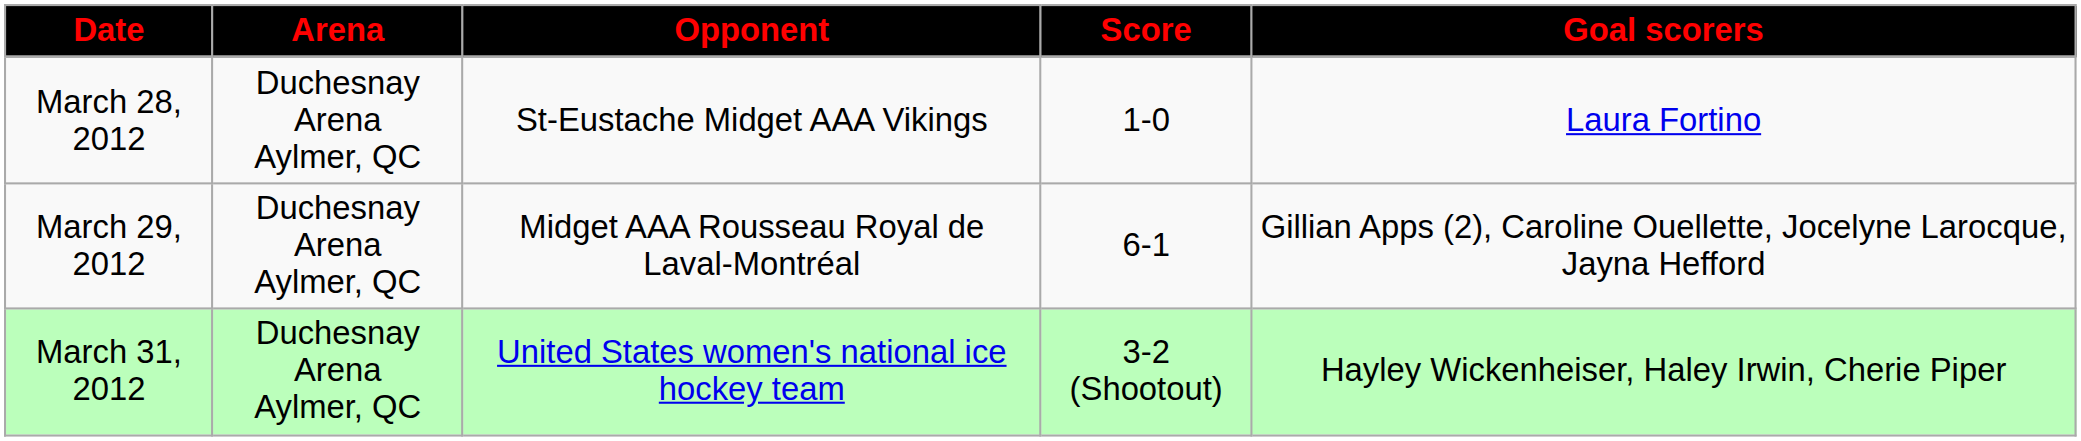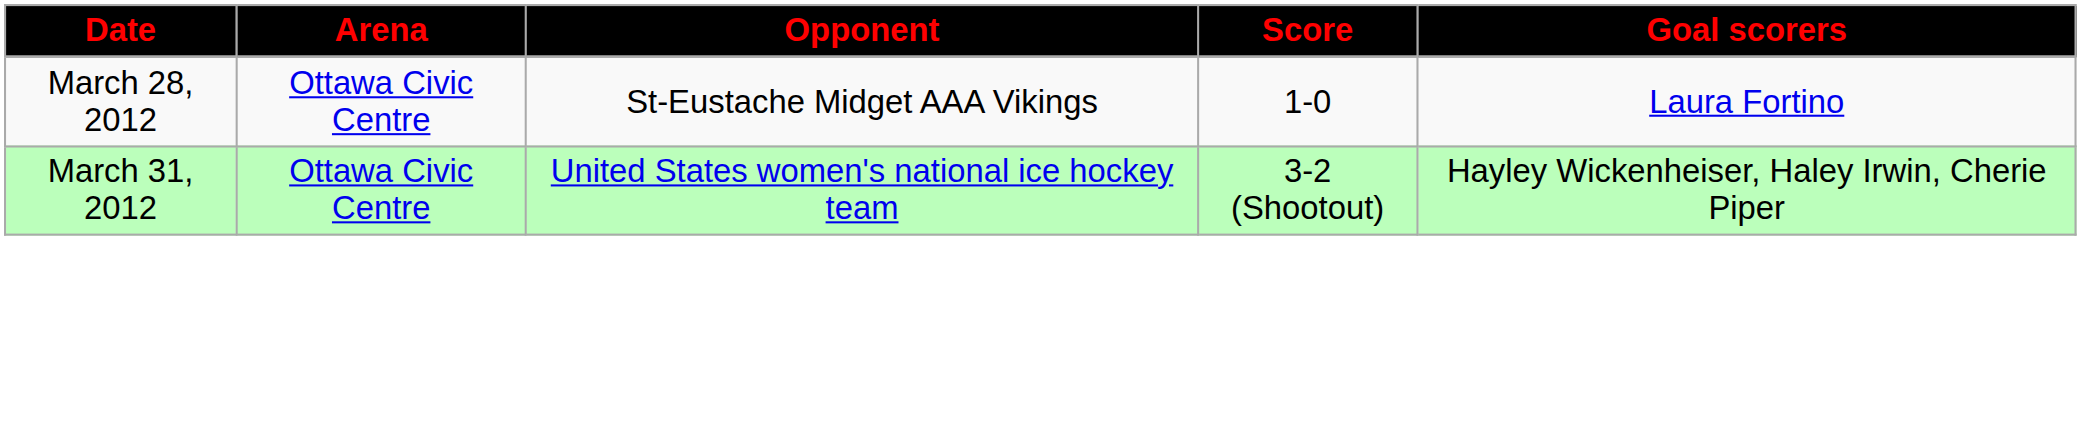(338, 119) Duchesnay Arena Aylmer, QC -> (381, 100) Ottawa Civic Centre
- row: (109, 245)
(338, 371) Duchesnay Arena Aylmer, QC -> (381, 189) Ottawa Civic Centre
